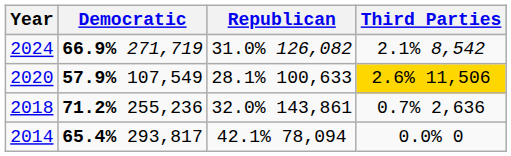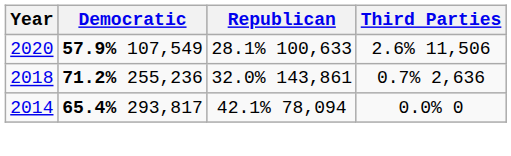- row: (32, 49)
(431, 79) gold background -> (431, 49) no background
